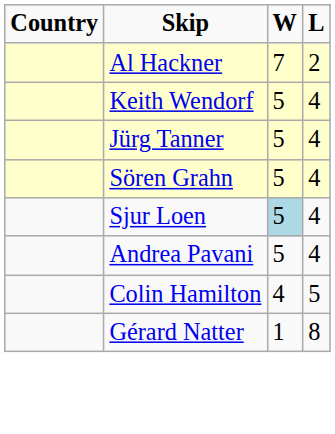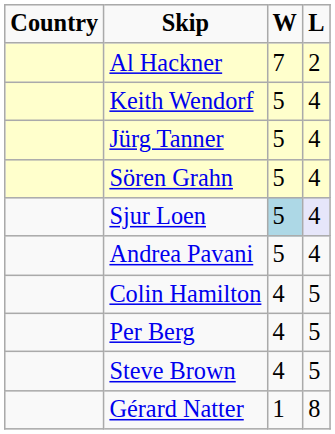(314, 216) no background -> (314, 216) lavender background
+ row: (152, 332)
+ row: (173, 370)
